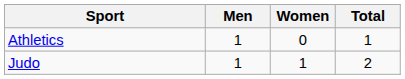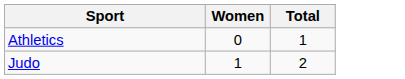- column: (238, 16)
